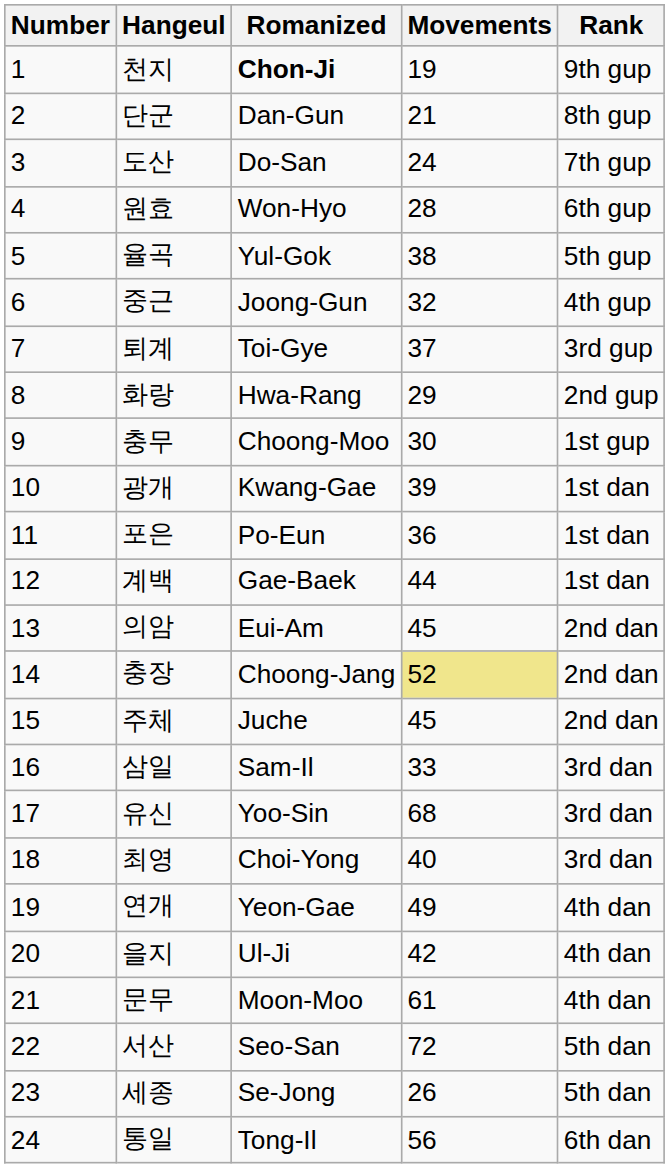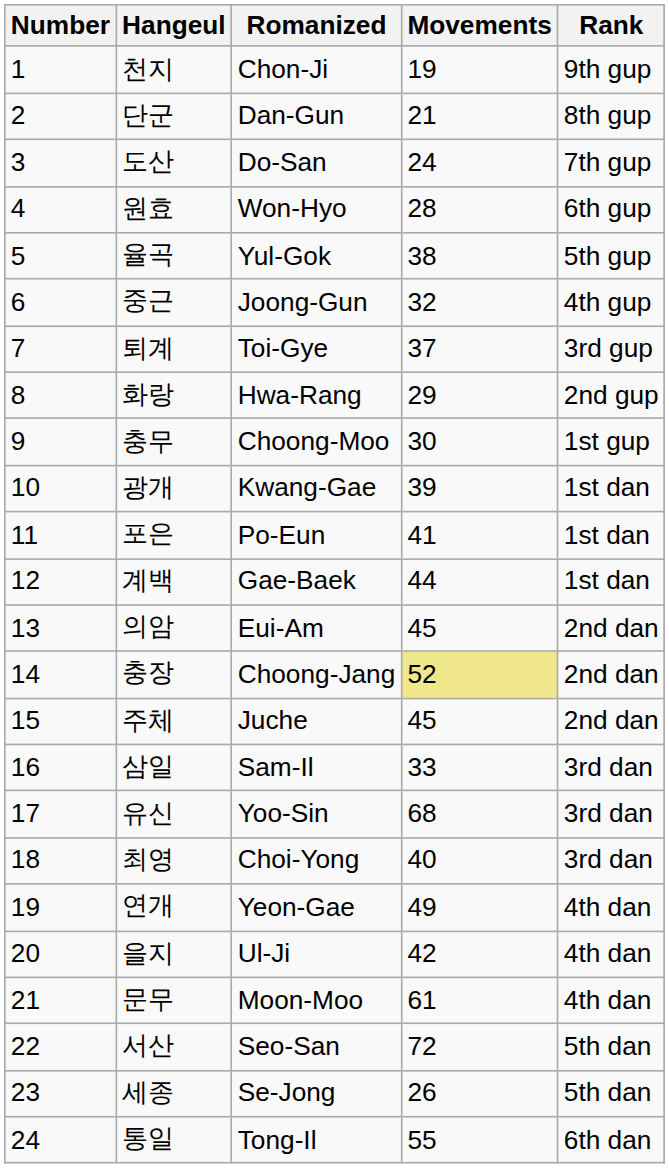(287, 69) bold -> (283, 69) normal
(422, 534) 36 -> (422, 534) 41
(422, 1139) 56 -> (422, 1139) 55
